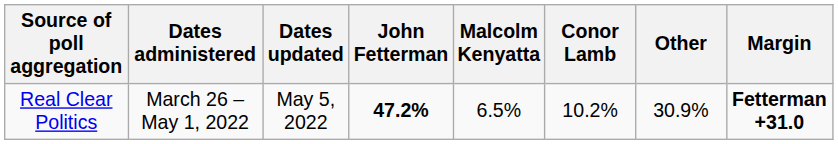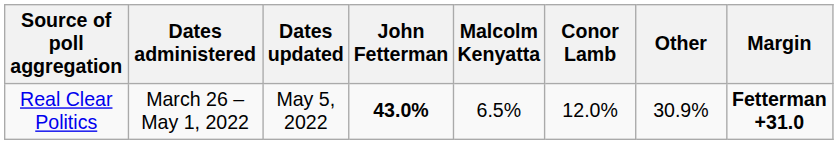(401, 111) 47.2% -> (401, 111) 43.0%
(590, 111) 10.2% -> (590, 111) 12.0%
